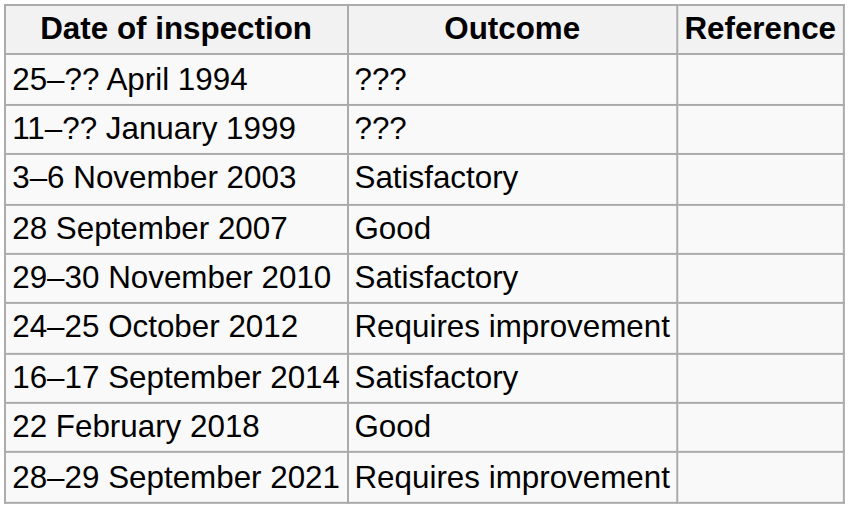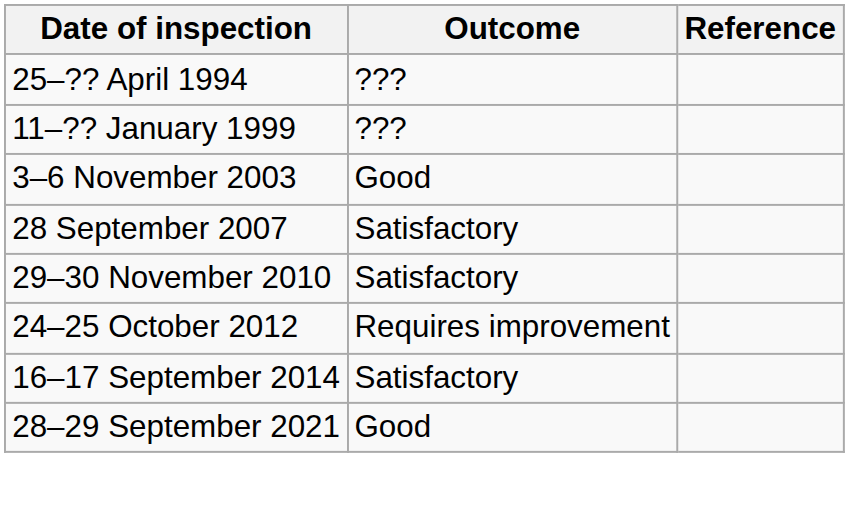(436, 178) Satisfactory -> (393, 178) Good
(393, 228) Good -> (436, 228) Satisfactory
- row: (136, 427)
(512, 476) Requires improvement -> (393, 427) Good
